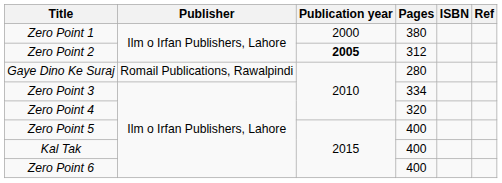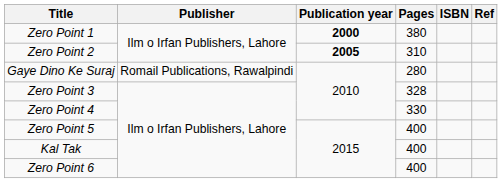(346, 33) normal -> (346, 33) bold
(416, 52) 312 -> (416, 52) 310
(416, 91) 334 -> (416, 91) 328
(416, 110) 320 -> (416, 110) 330
